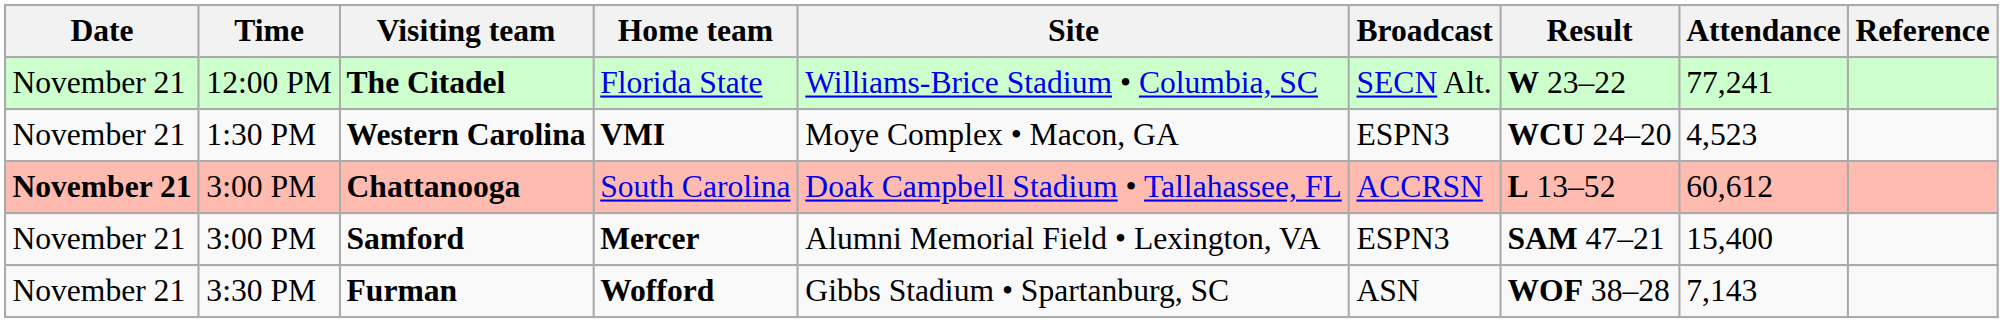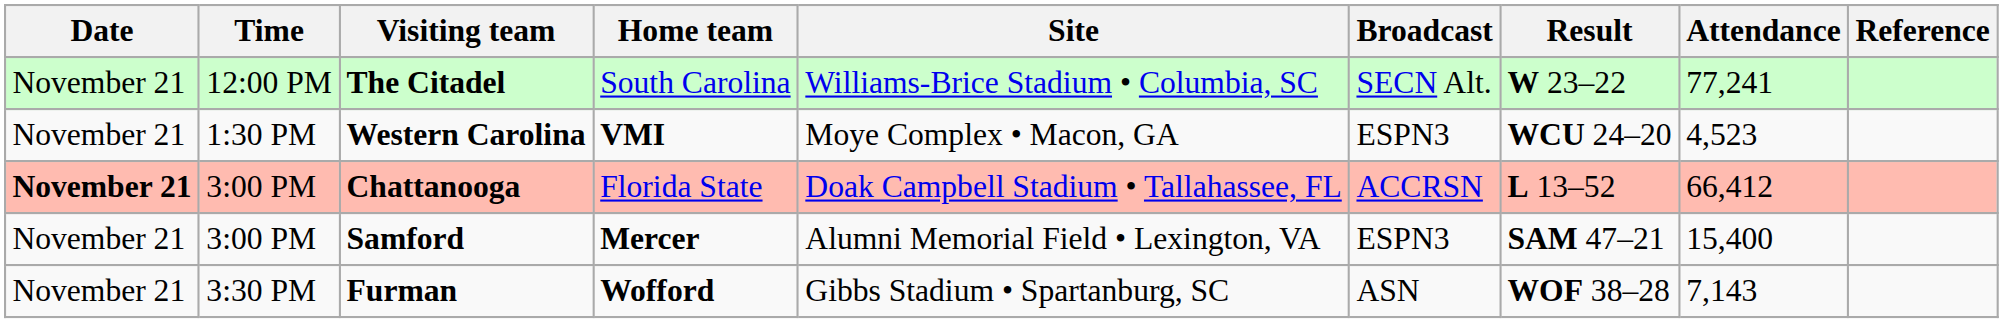(681, 82) Florida State -> (695, 82) South Carolina
(695, 187) South Carolina -> (681, 187) Florida State
(1730, 187) 60,612 -> (1730, 187) 66,412
